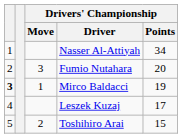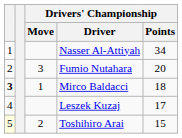(160, 86) 19 -> (160, 86) 18
(10, 123) no background -> (10, 123) lightyellow background
